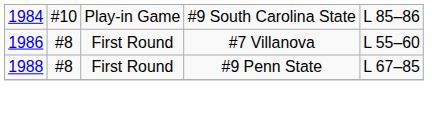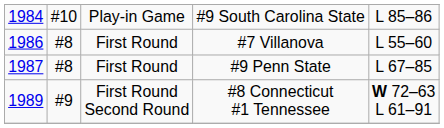(26, 67) 1988 -> (26, 67) 1987
+ row: (281, 101)
